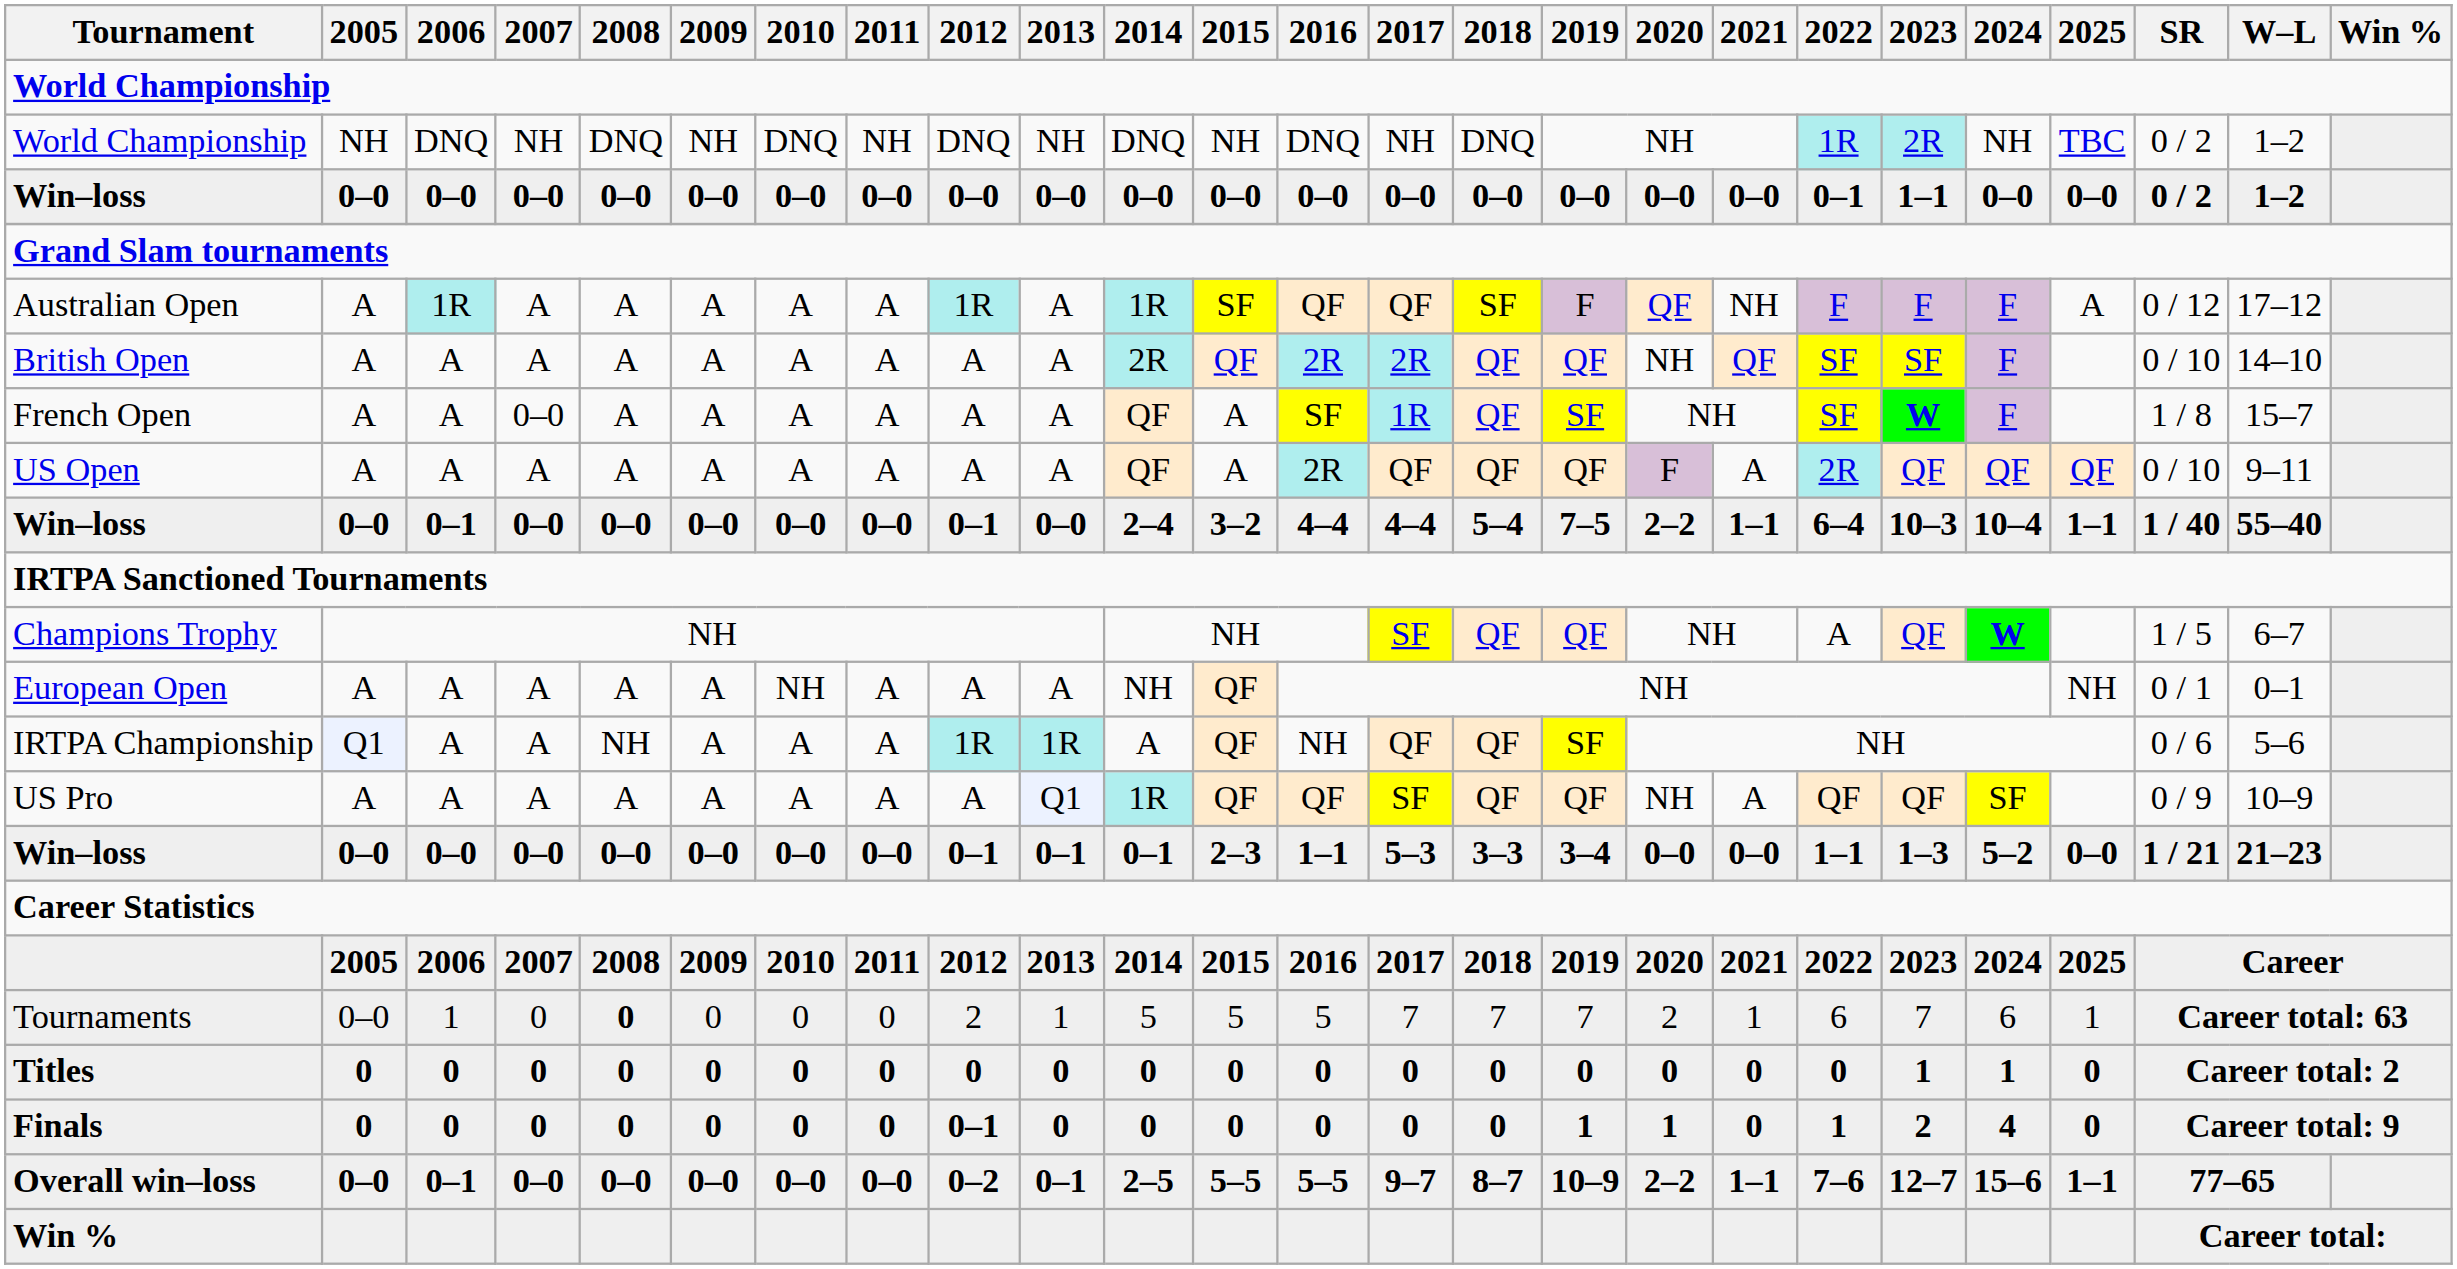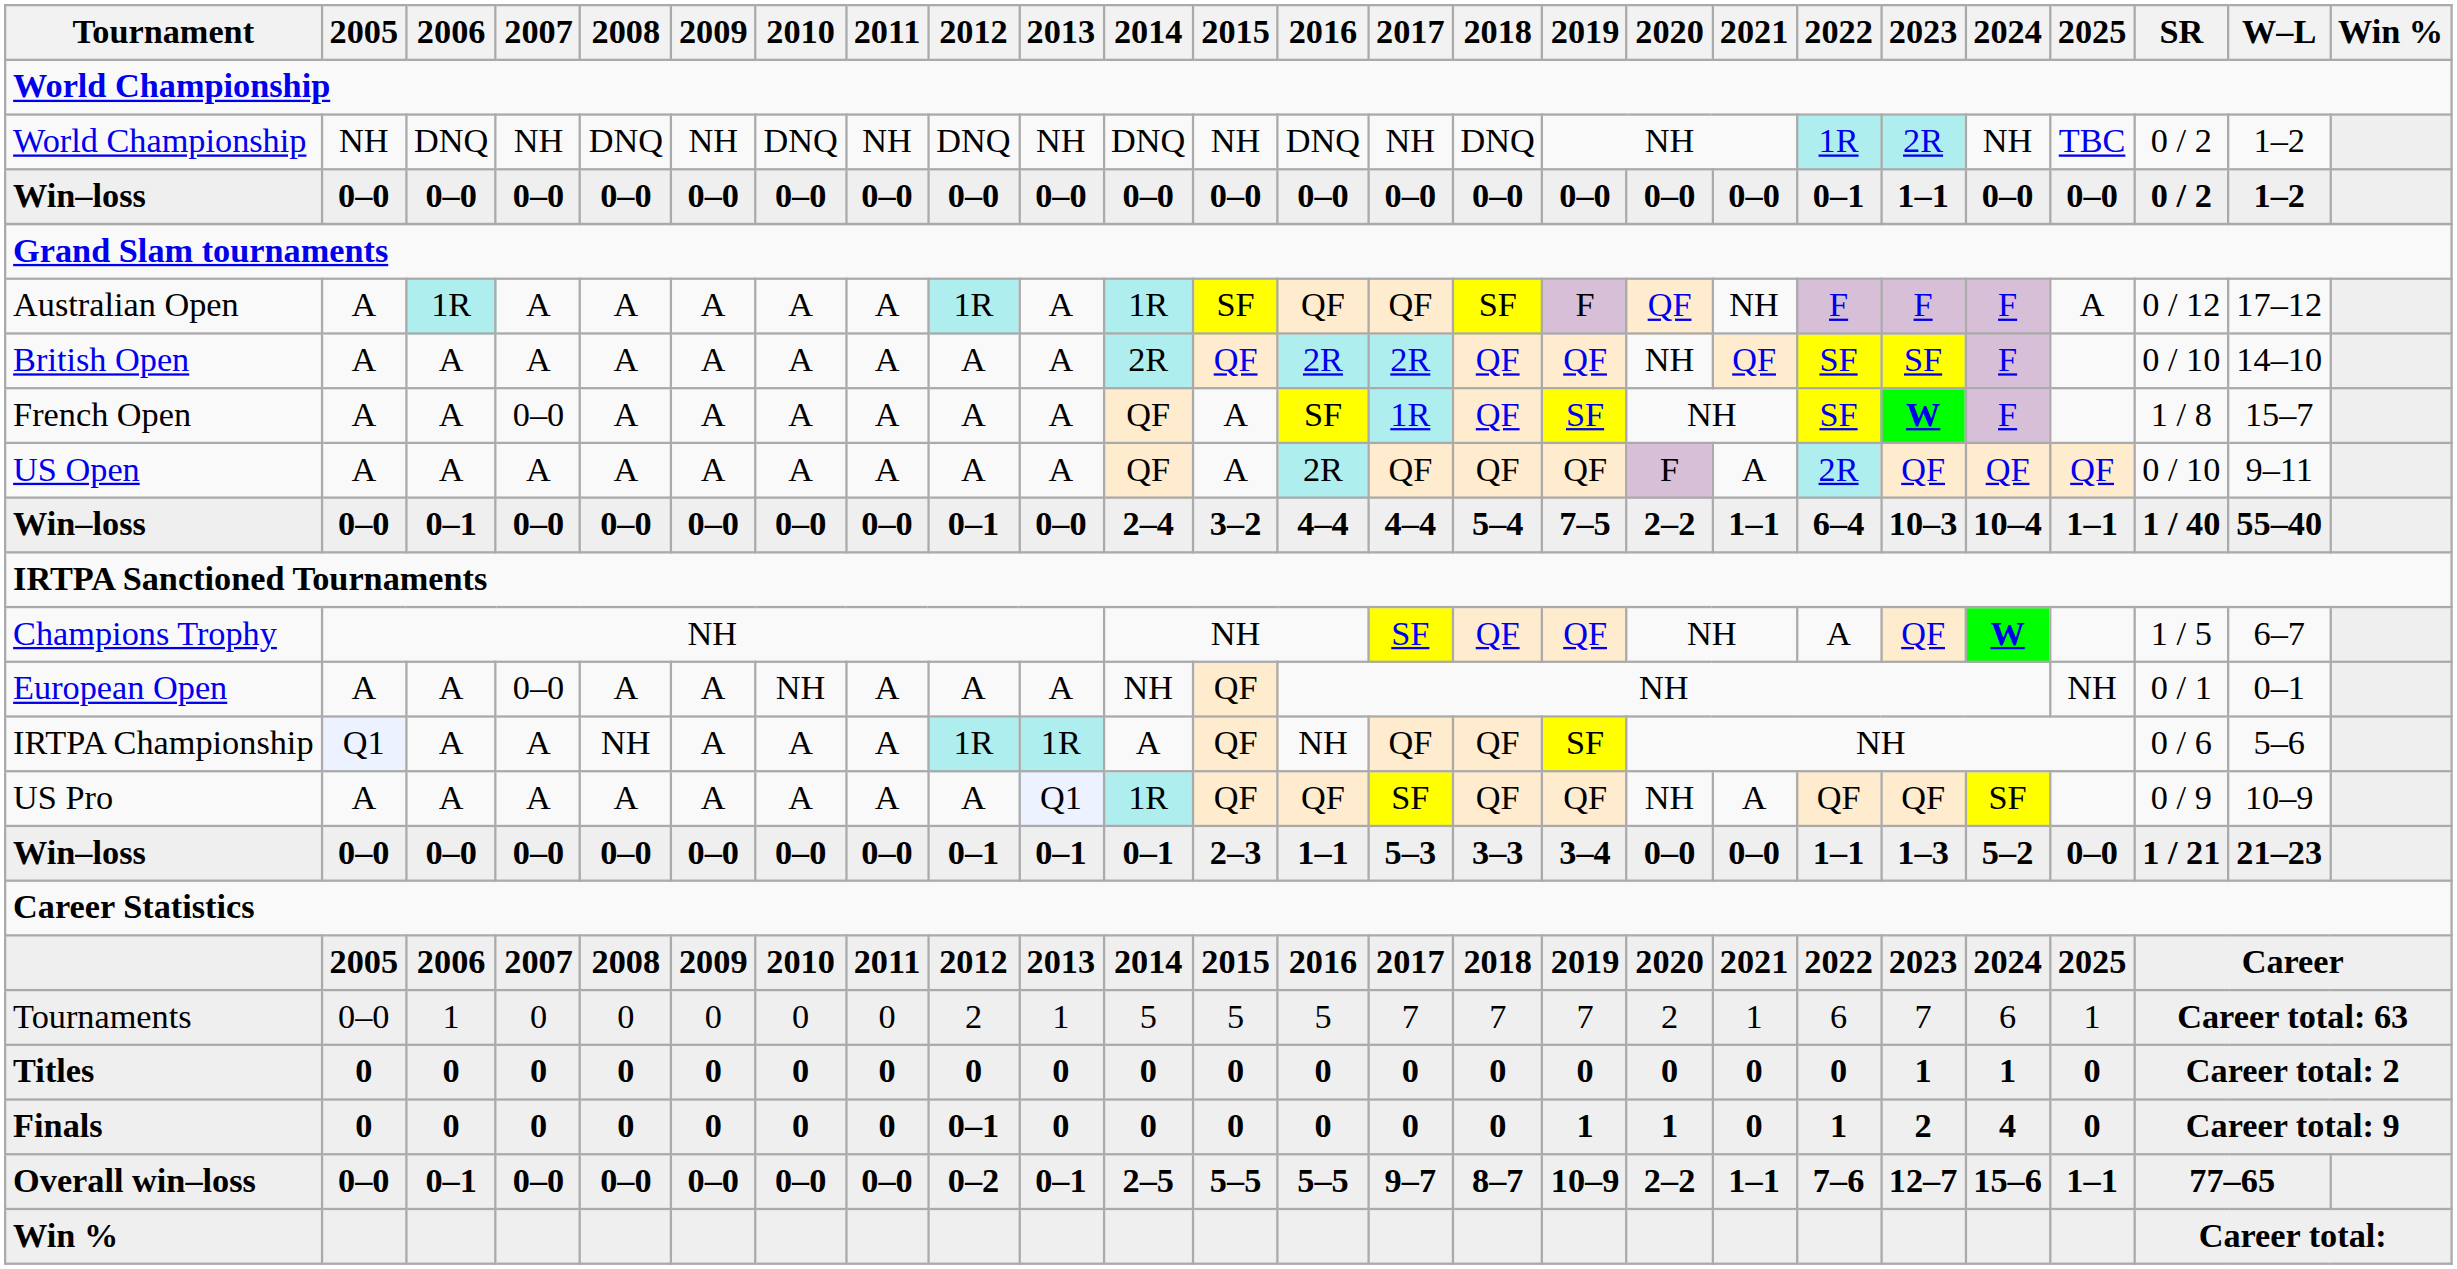(538, 688) A -> (538, 688) 0–0
(626, 1016) bold -> (626, 1016) normal
